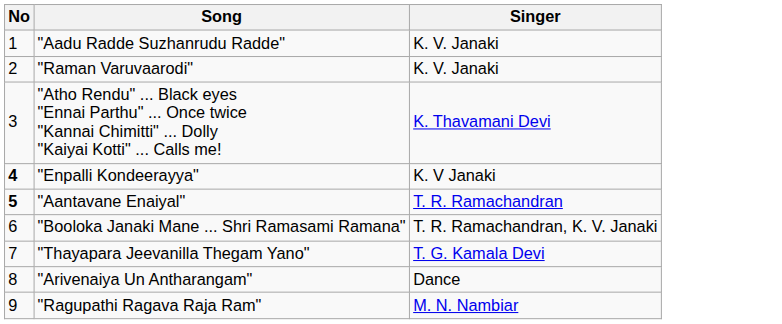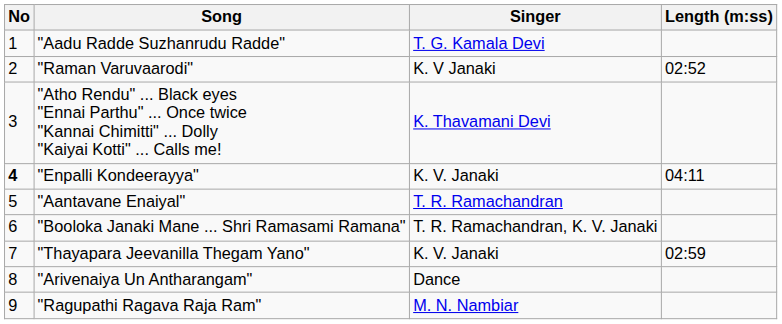+ column: (719, 17)
(456, 43) K. V. Janaki -> (479, 43) T. G. Kamala Devi
(456, 69) K. V. Janaki -> (454, 69) K. V Janaki
(454, 176) K. V Janaki -> (456, 176) K. V. Janaki
(13, 201) bold -> (13, 201) normal
(479, 253) T. G. Kamala Devi -> (456, 253) K. V. Janaki
